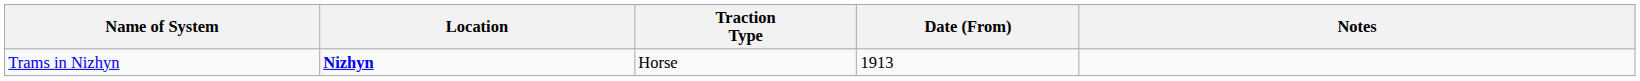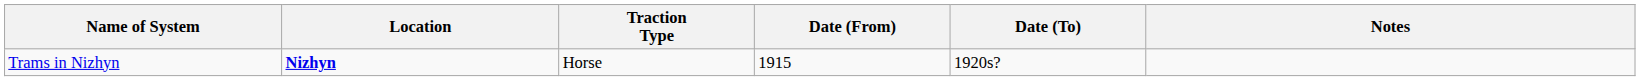+ column: (1048, 26)
(877, 62) 1913 -> (775, 62) 1915
